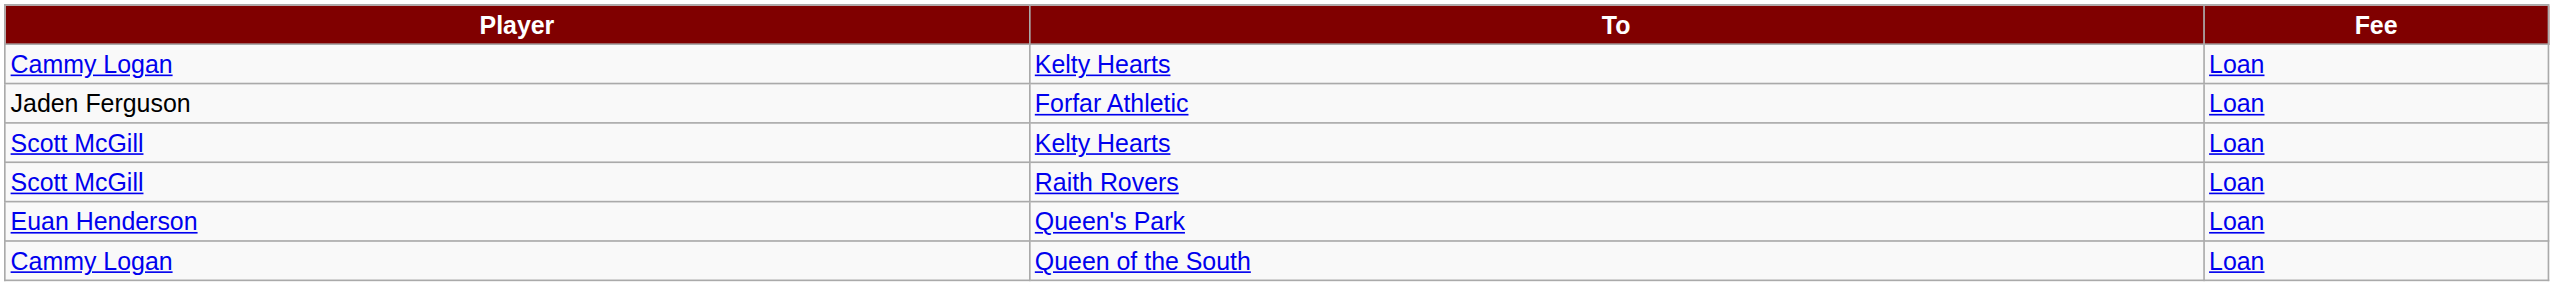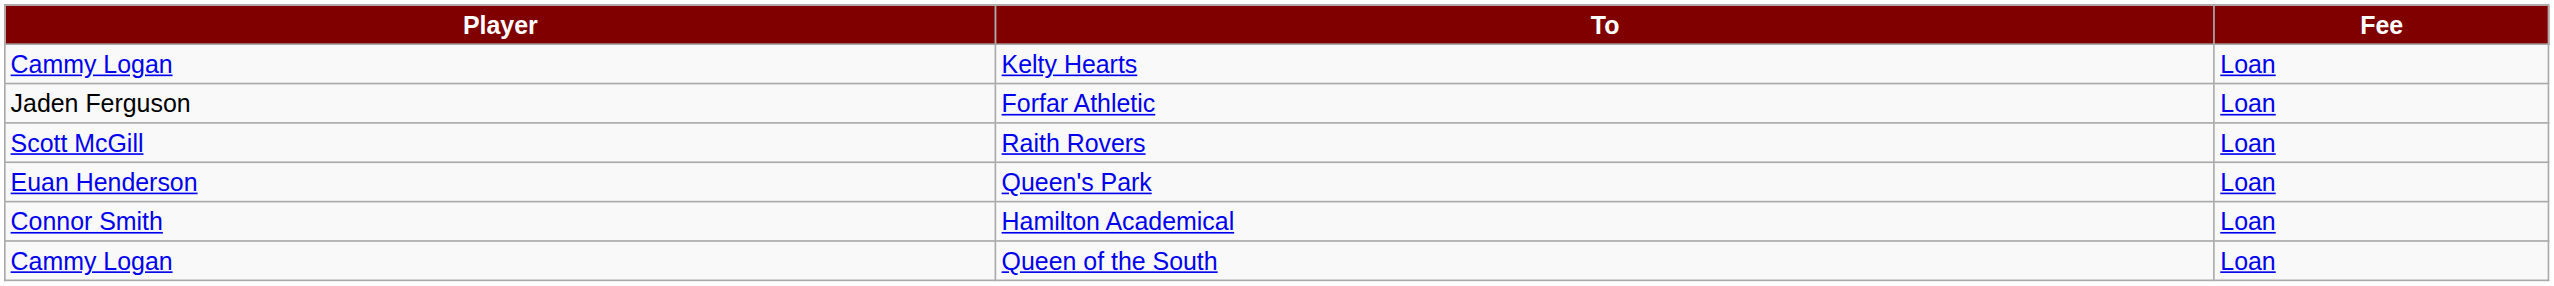- row: (77, 143)
+ row: (87, 222)
